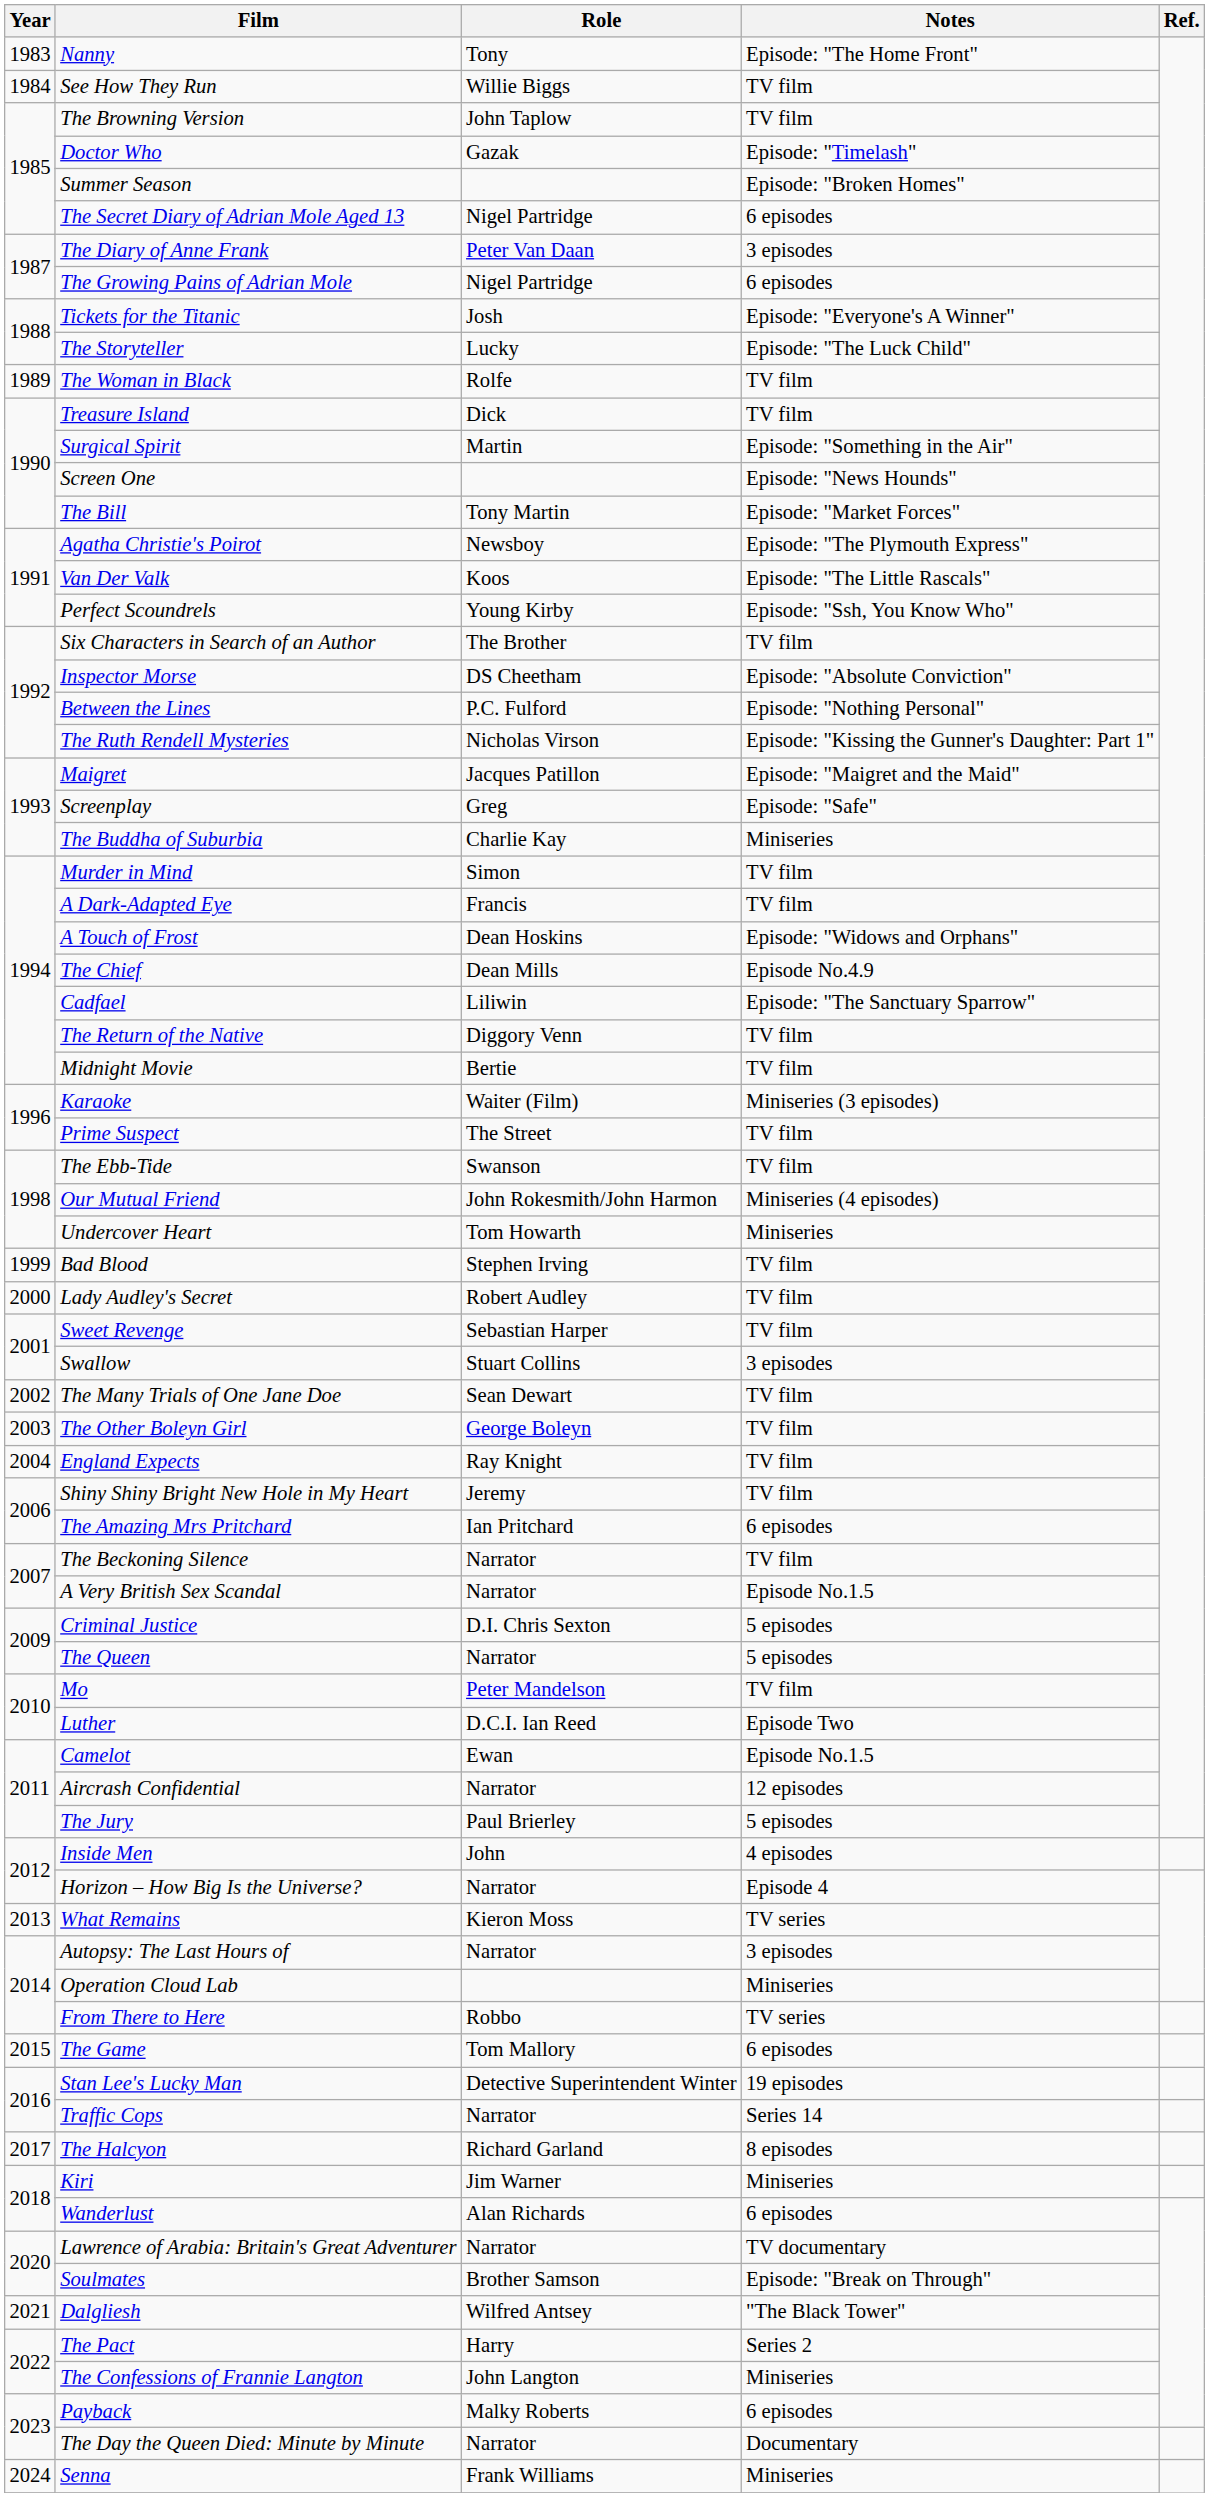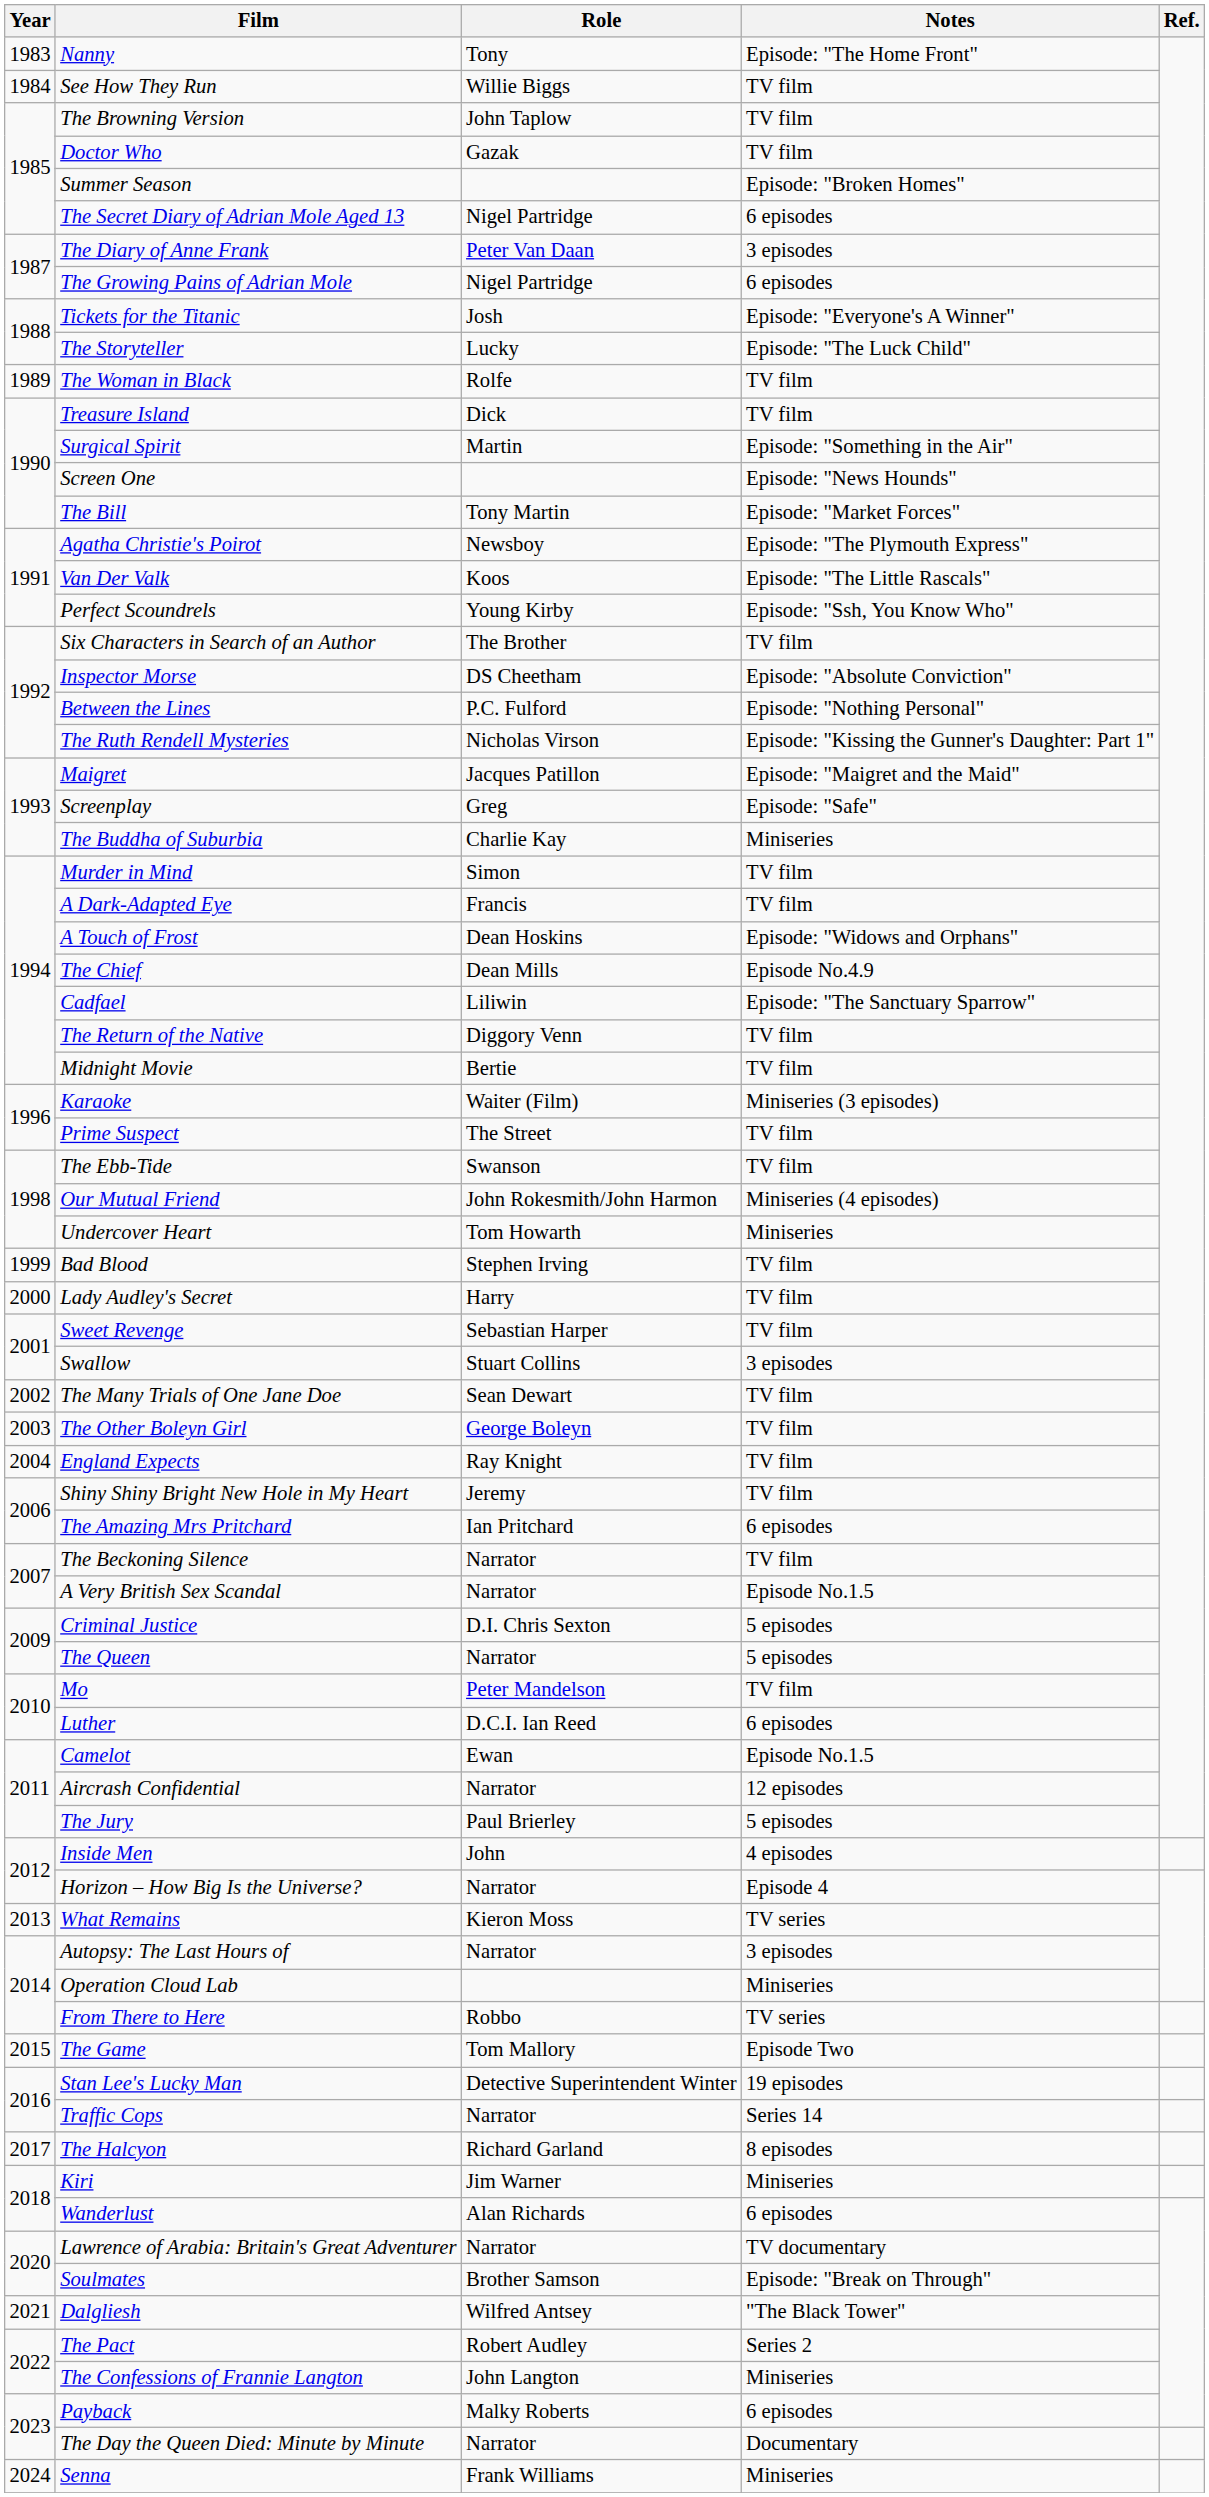(831, 151) Episode: "Timelash" -> (779, 151) TV film
(527, 1297) Robert Audley -> (490, 1297) Harry
(800, 1723) Episode Two -> (789, 1723) 6 episodes
(789, 2050) 6 episodes -> (800, 2050) Episode Two
(490, 2344) Harry -> (527, 2344) Robert Audley
